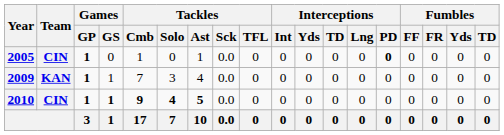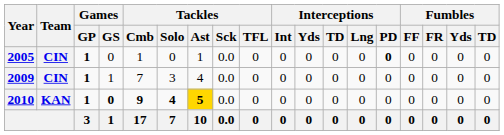(56, 78) KAN -> (56, 78) CIN
(56, 99) CIN -> (56, 99) KAN
(111, 99) 1 -> (111, 99) 0
(200, 99) no background -> (200, 99) gold background
